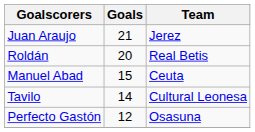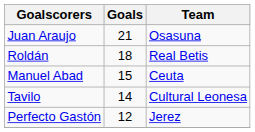(165, 35) Jerez -> (175, 35) Osasuna
(125, 55) 20 -> (125, 55) 18
(175, 117) Osasuna -> (165, 117) Jerez
